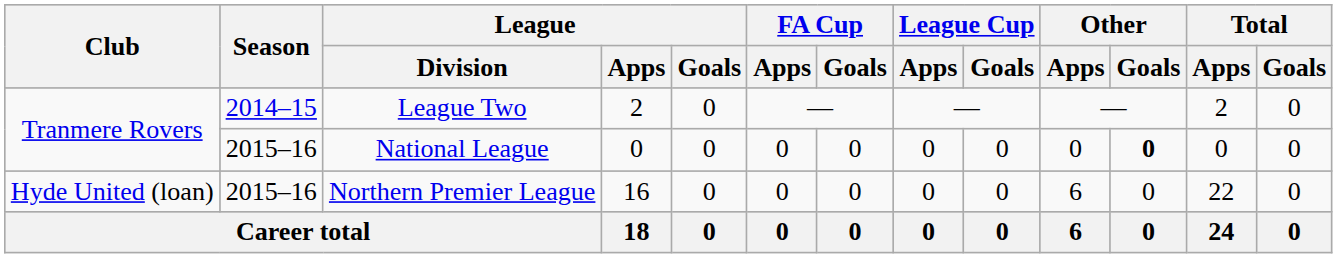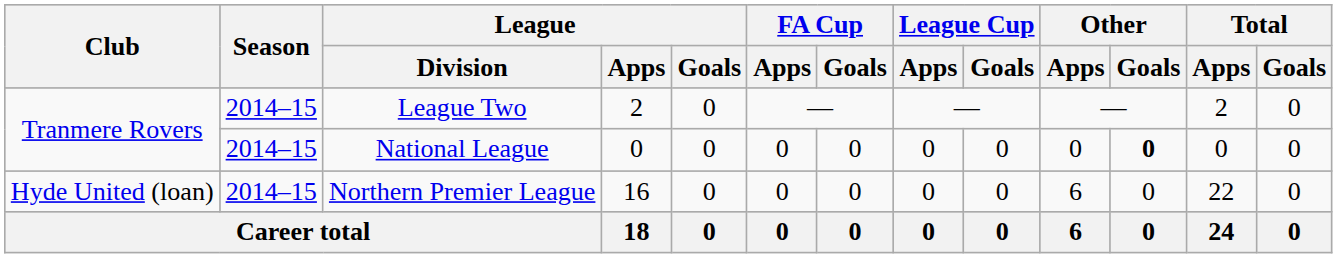(271, 149) 2015–16 -> (271, 149) 2014–15
(271, 190) 2015–16 -> (271, 190) 2014–15
